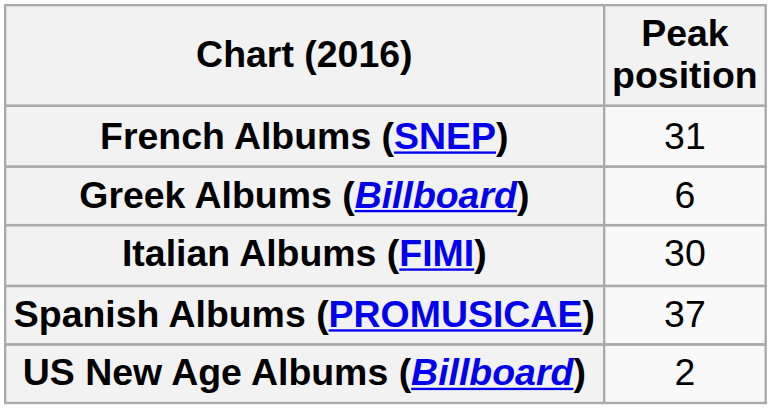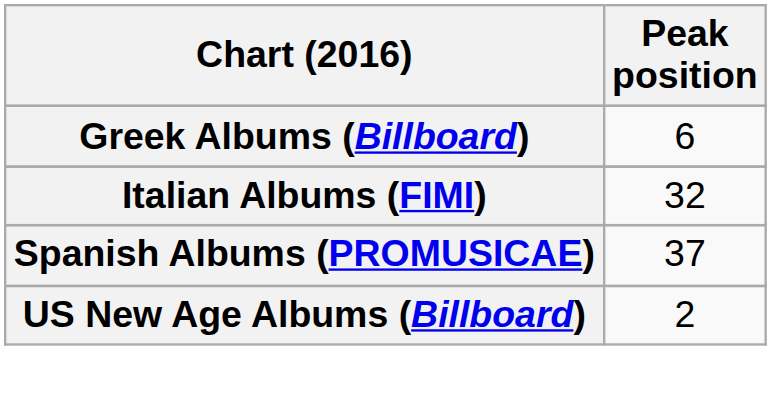- row: (304, 135)
(685, 254) 30 -> (685, 195) 32
